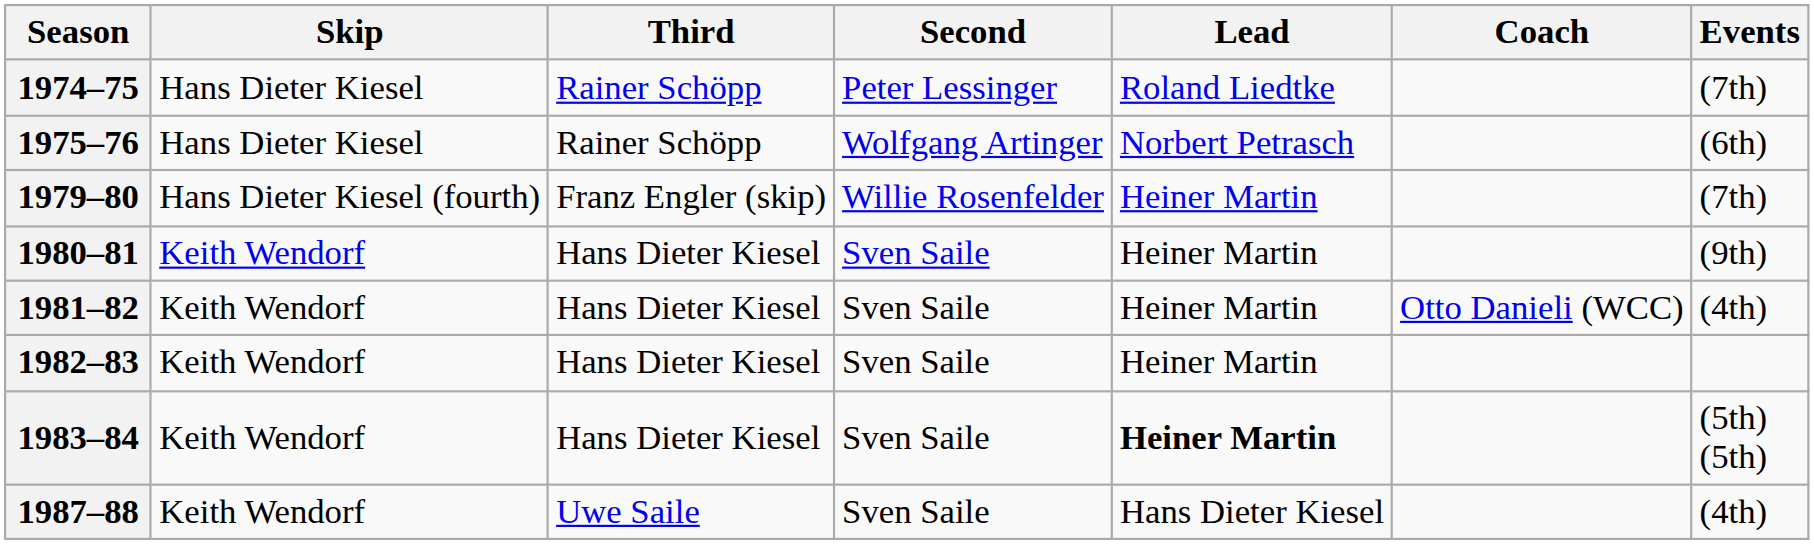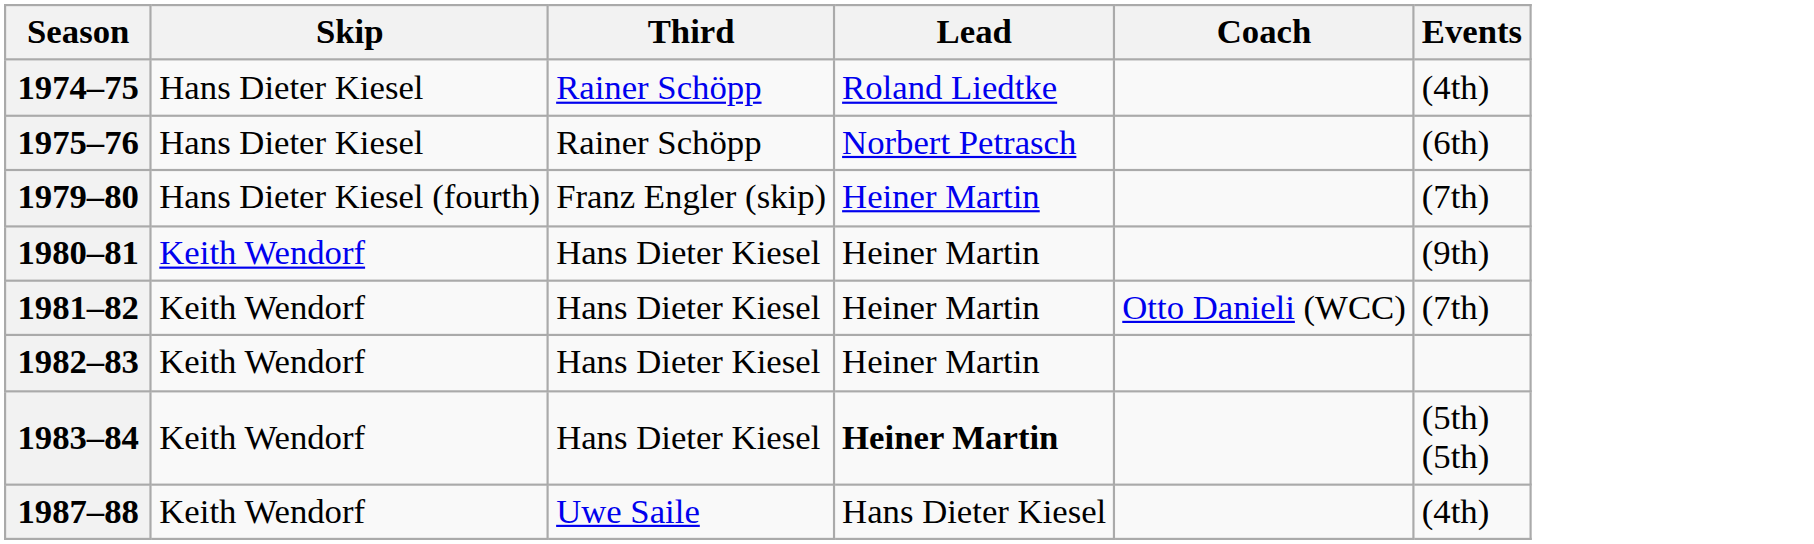- column: (973, 32)
(1733, 87) (7th) -> (1456, 87) (4th)
(1733, 307) (4th) -> (1456, 307) (7th)
